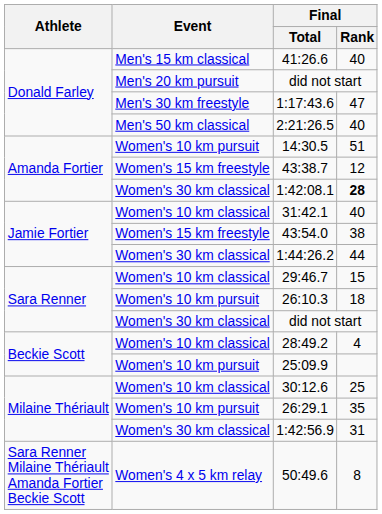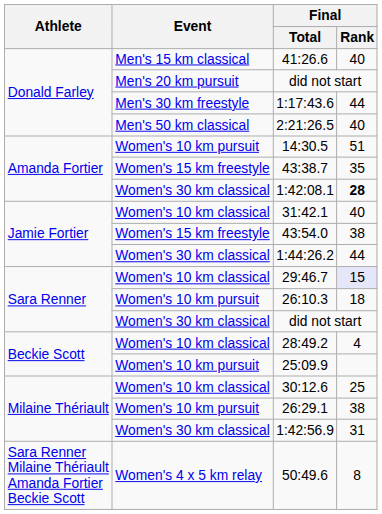(357, 103) 47 -> (357, 103) 44
(357, 169) 12 -> (357, 169) 35
(357, 278) no background -> (357, 278) lavender background
(357, 409) 35 -> (357, 409) 38
